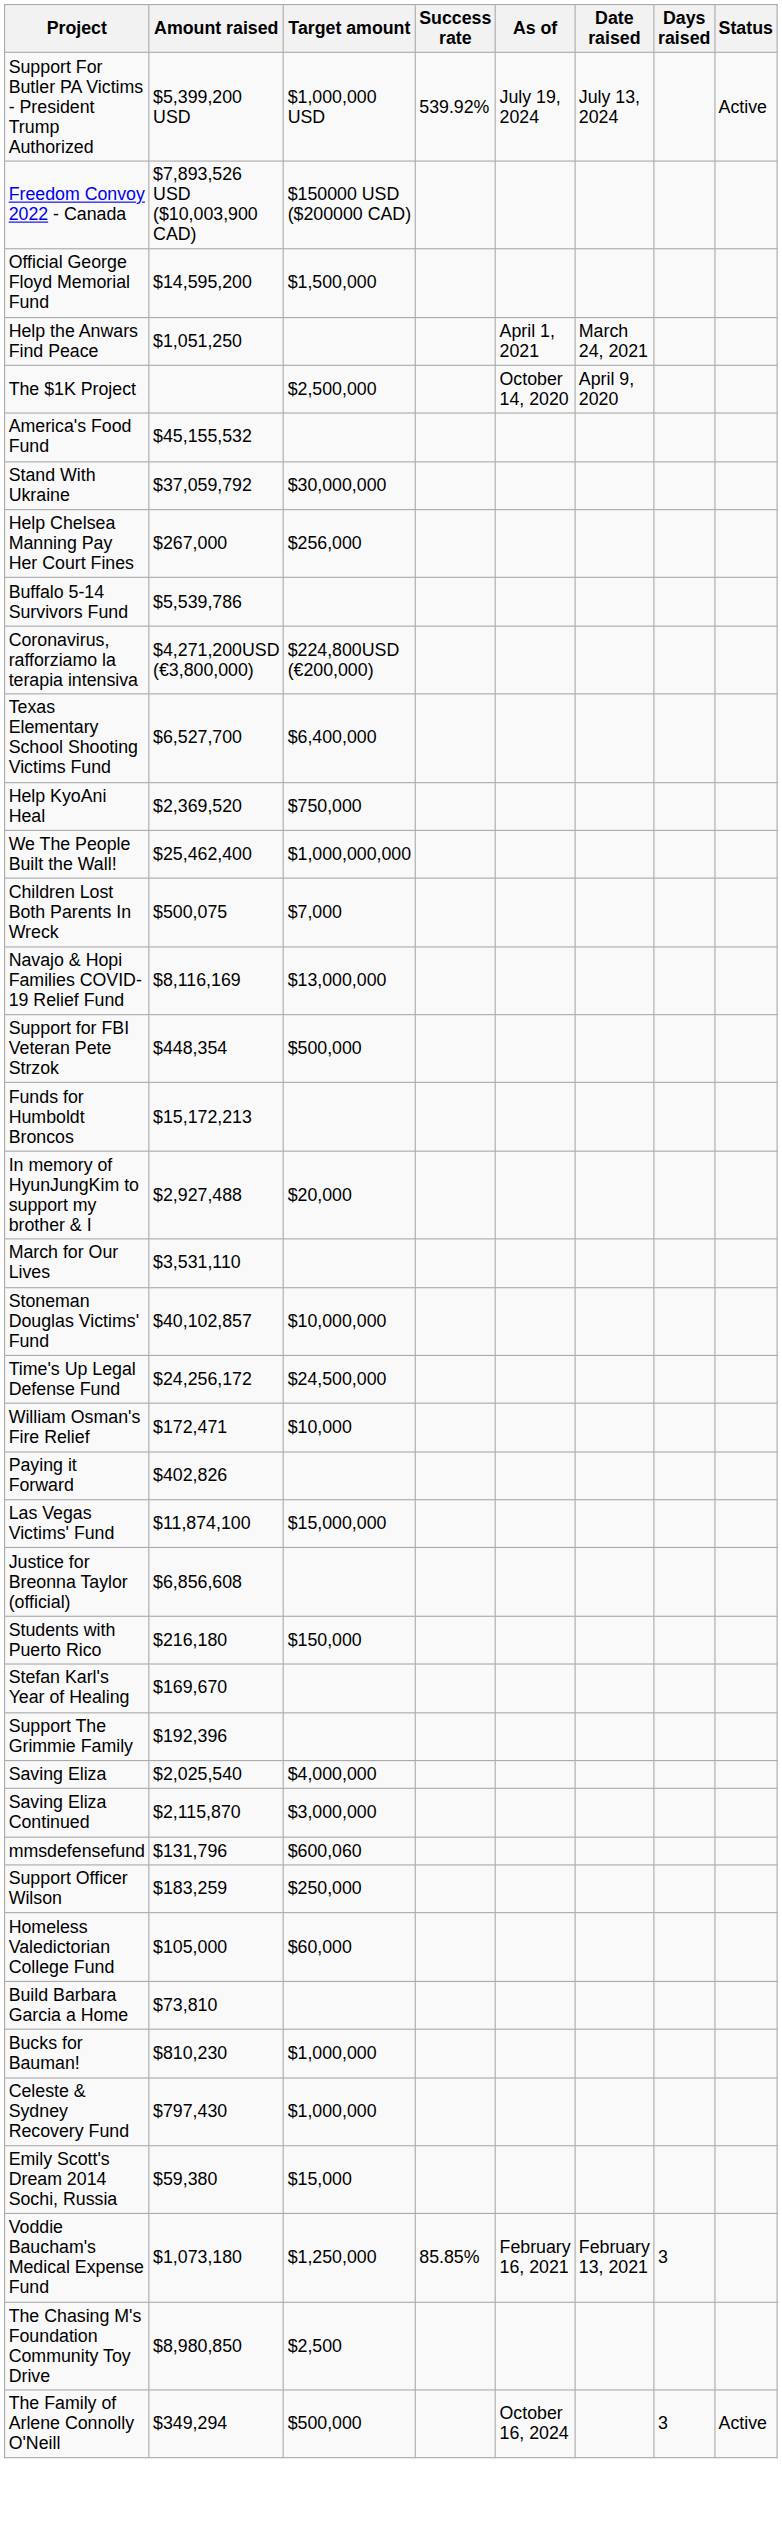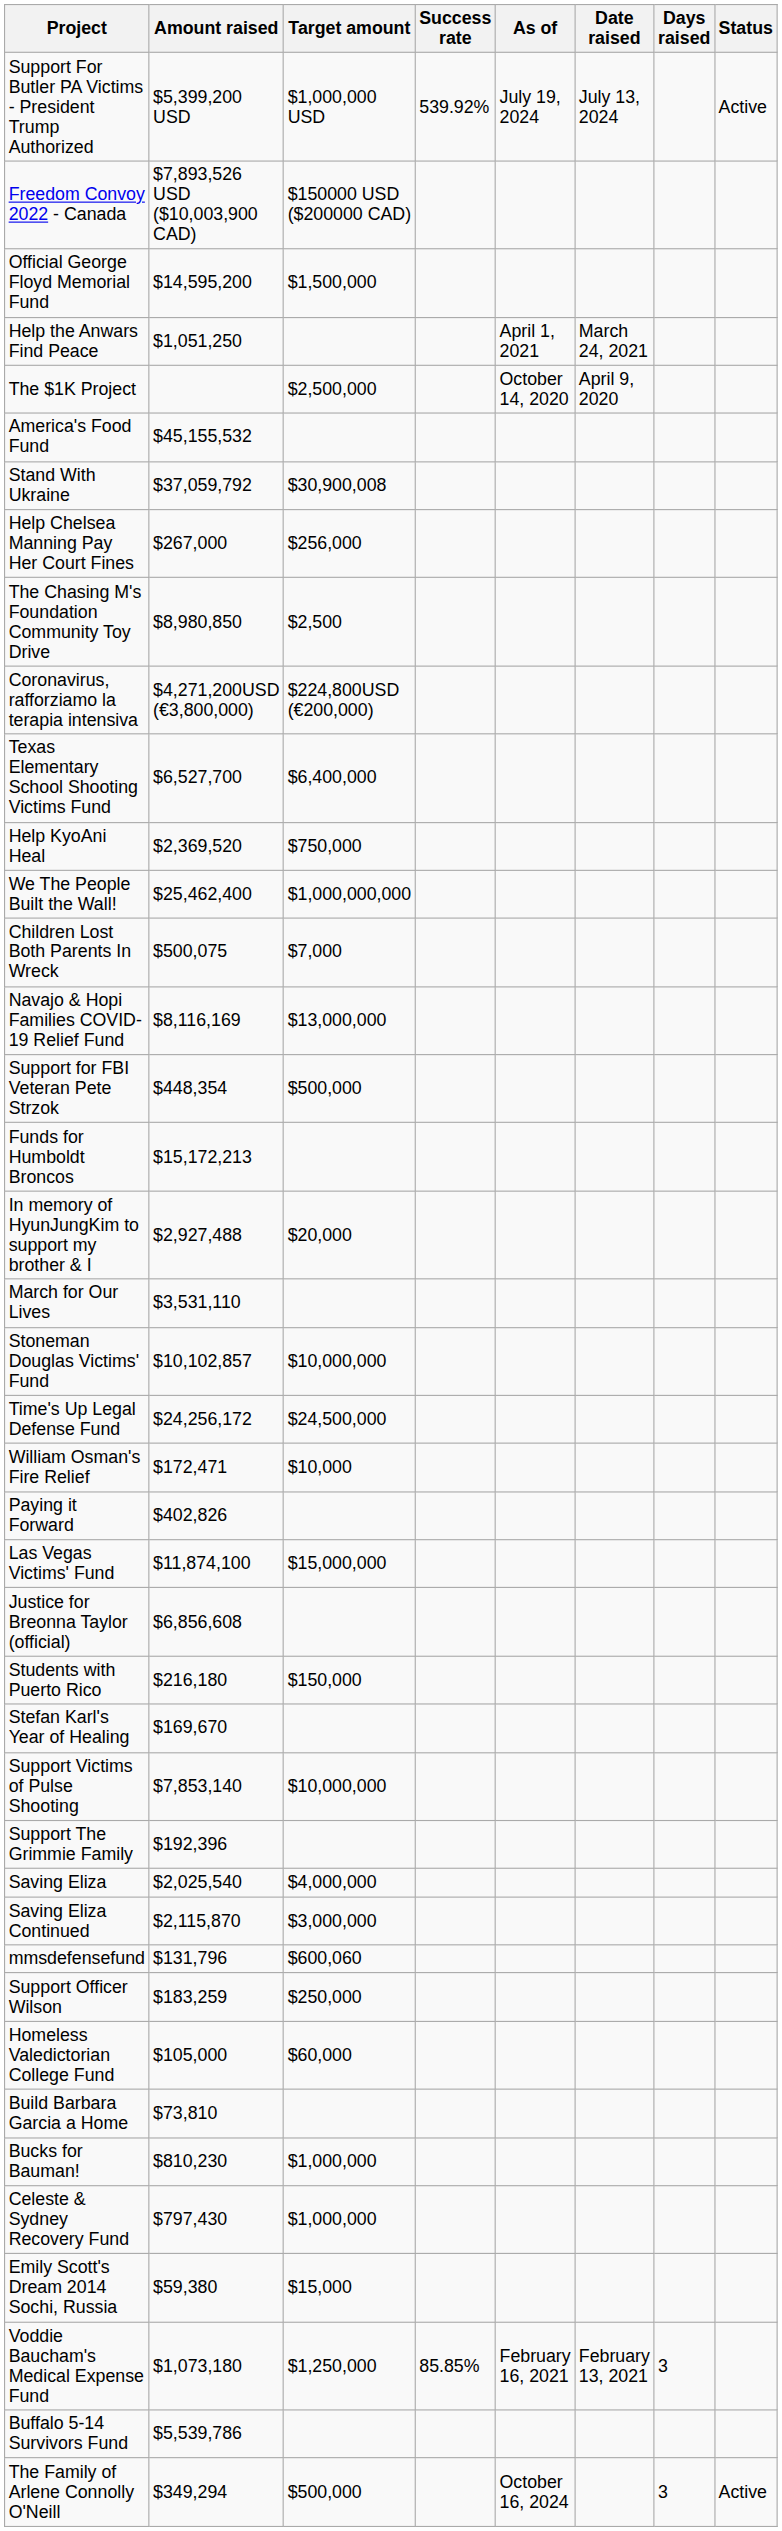(337, 485) $30,000,000 -> (337, 485) $30,900,008
rows swapped: (68, 601) <-> (75, 2345)
(202, 1321) $40,102,857 -> (202, 1361) $10,102,857
+ row: (71, 1786)
